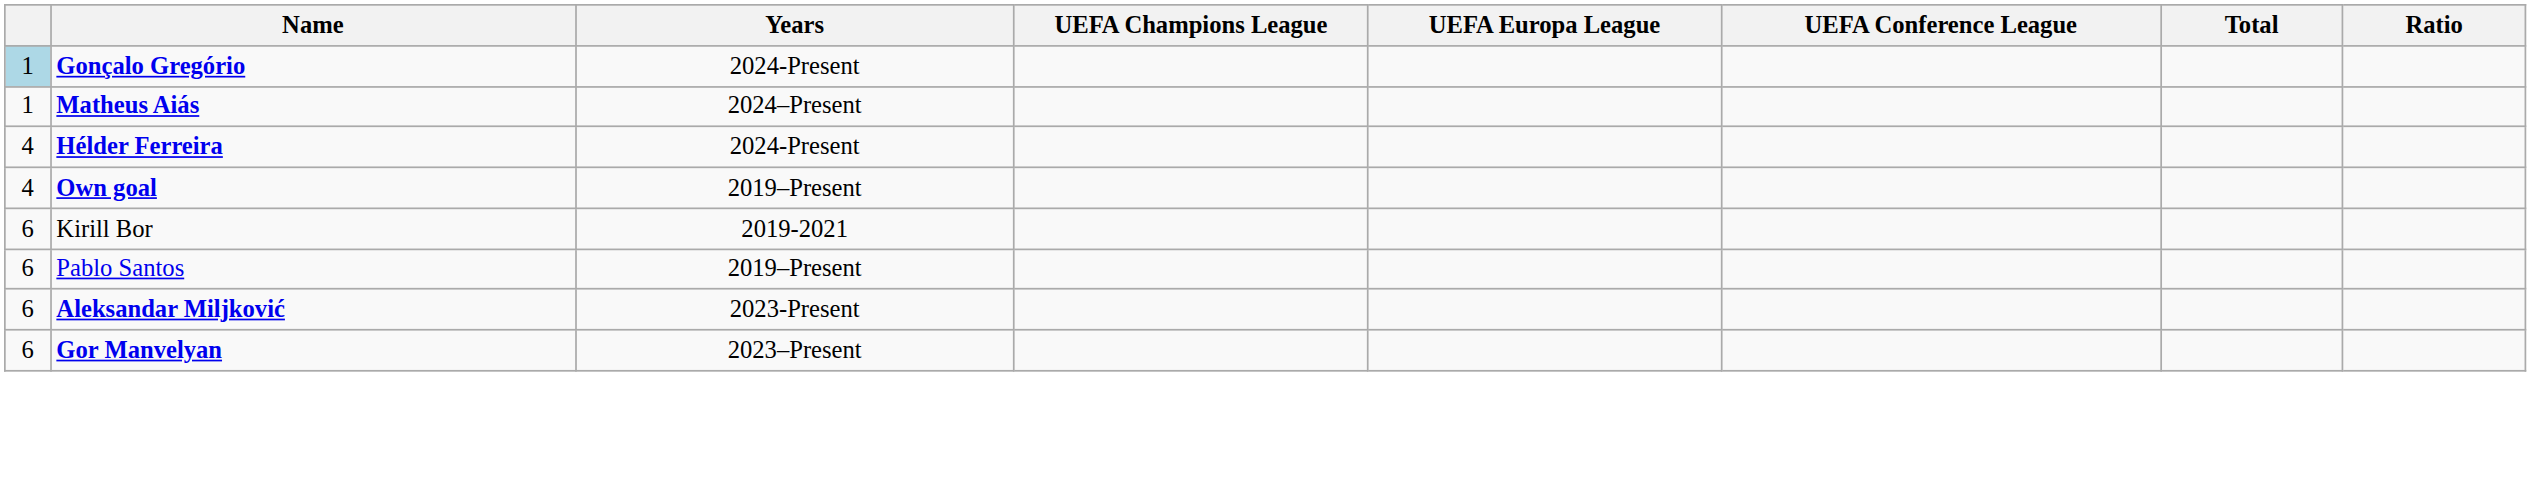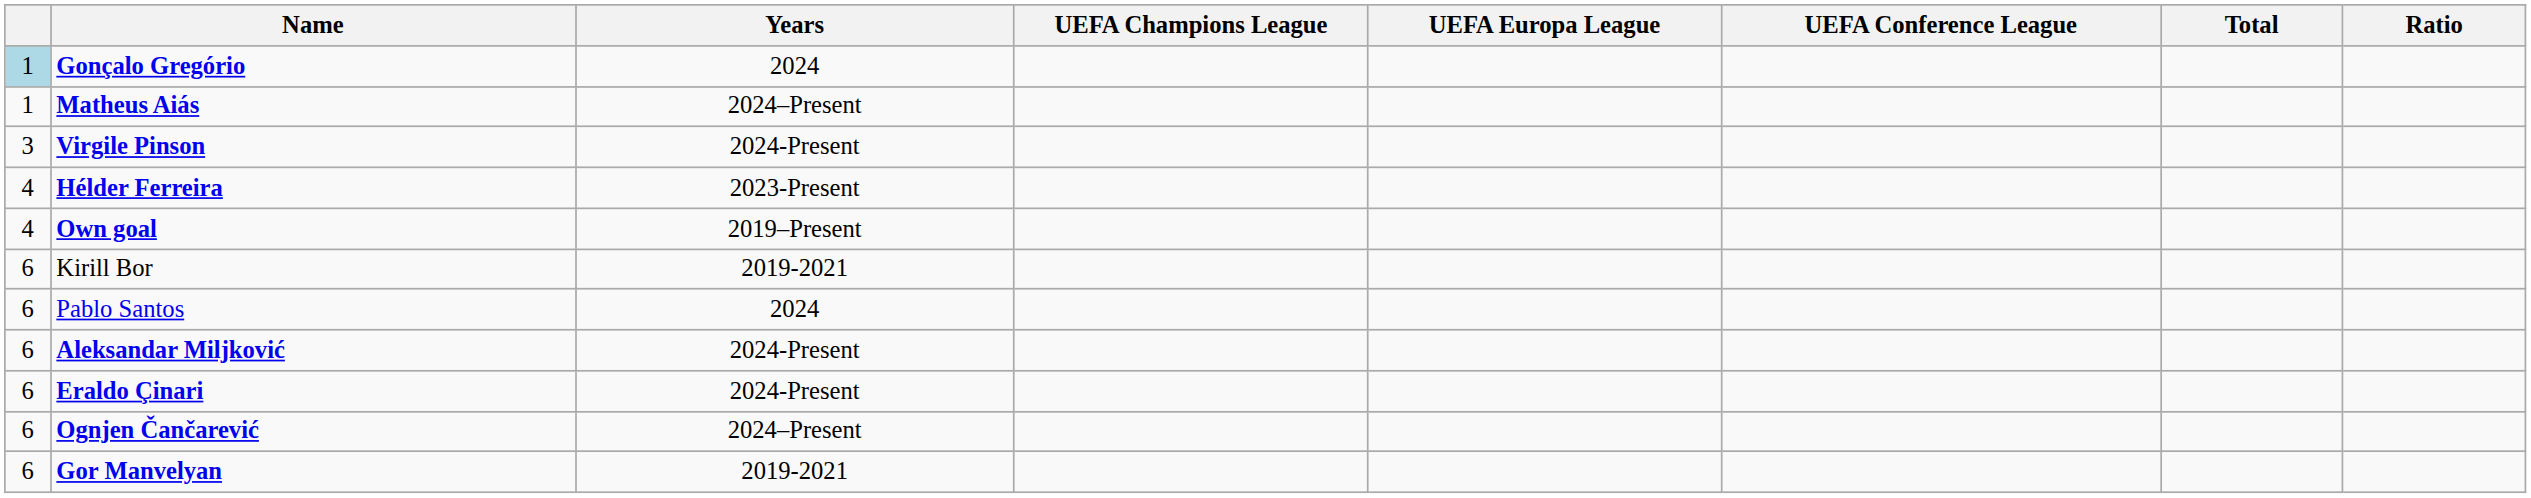(795, 65) 2024-Present -> (795, 65) 2024
+ row: (131, 147)
(795, 147) 2024-Present -> (795, 187) 2023-Present
(795, 268) 2019–Present -> (795, 309) 2024
(795, 309) 2023-Present -> (795, 350) 2024-Present
+ row: (130, 390)
+ row: (158, 431)
(795, 350) 2023–Present -> (795, 471) 2019-2021
